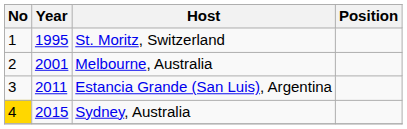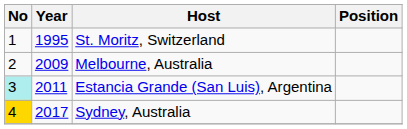(52, 64) 2001 -> (52, 64) 2009
(12, 87) no background -> (12, 87) paleturquoise background
(52, 111) 2015 -> (52, 111) 2017
